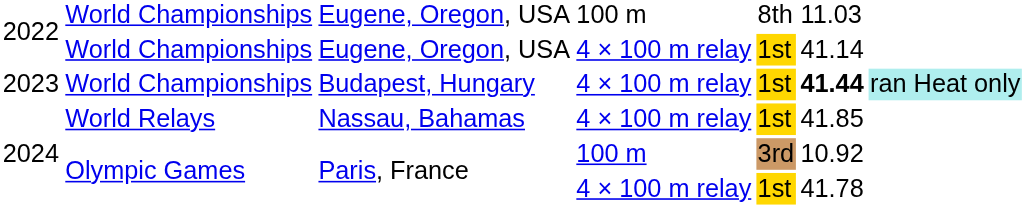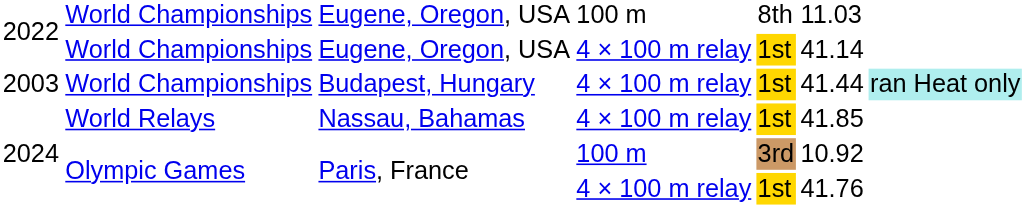(31, 84) 2023 -> (31, 84) 2003
(832, 84) bold -> (832, 84) normal
(832, 188) 41.78 -> (832, 188) 41.76
